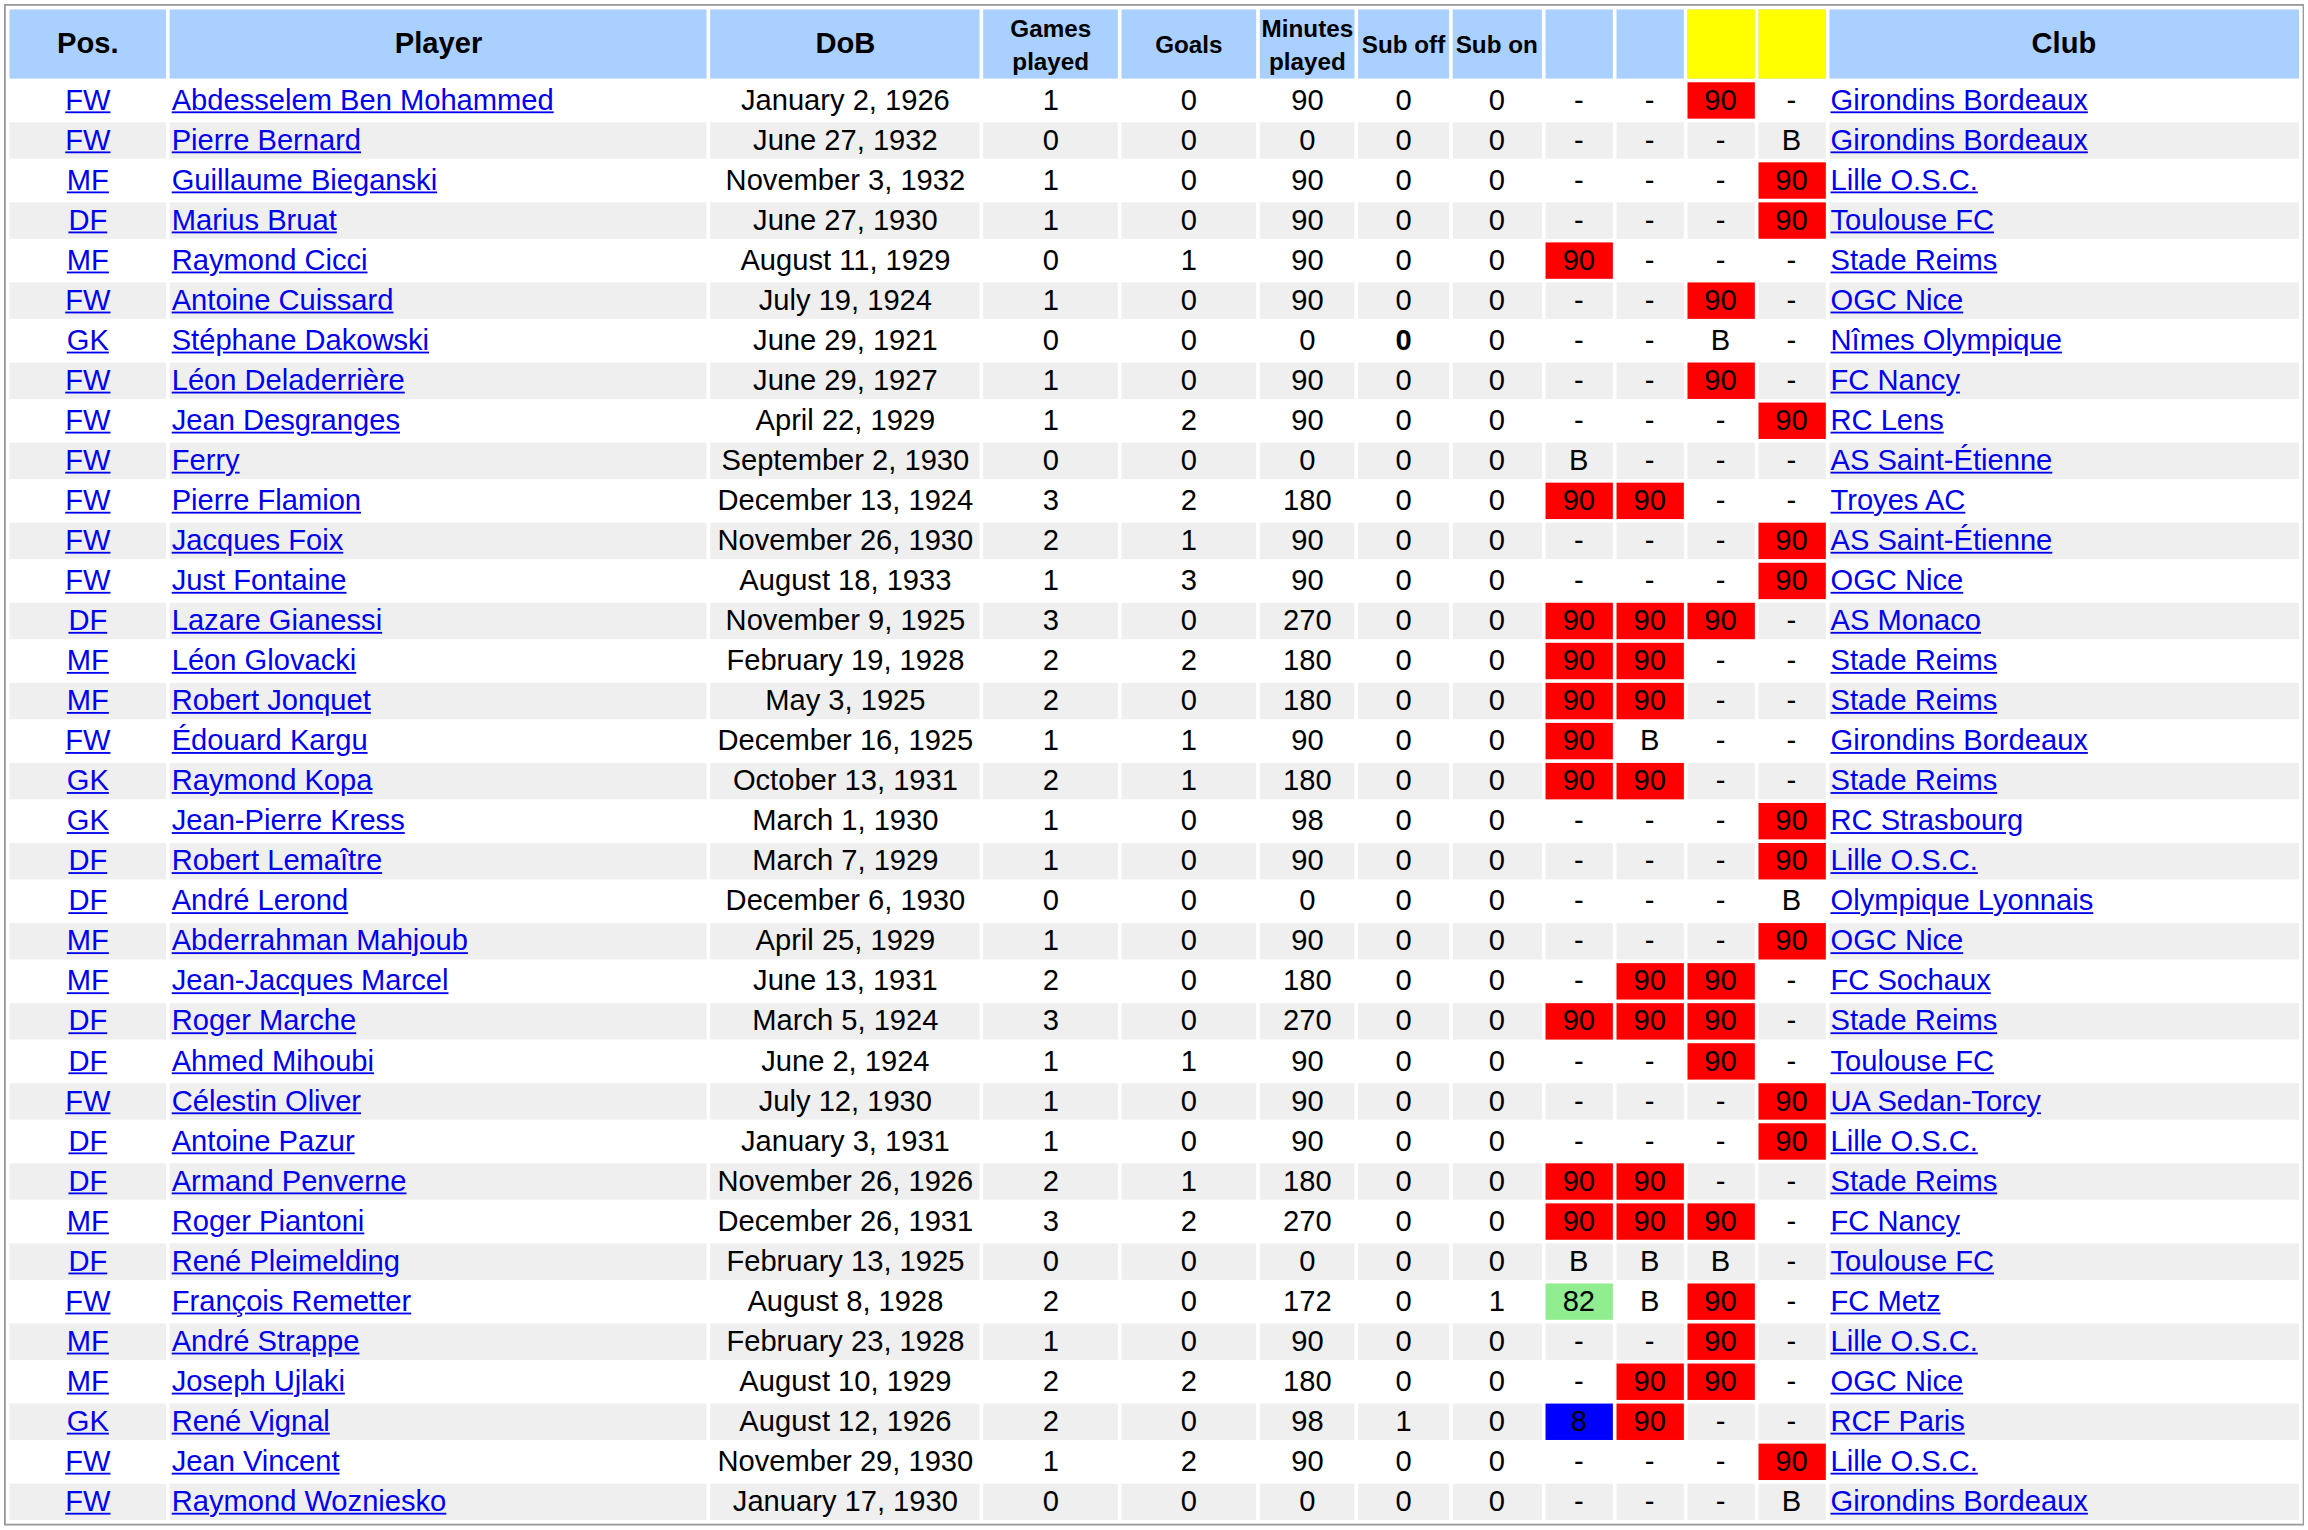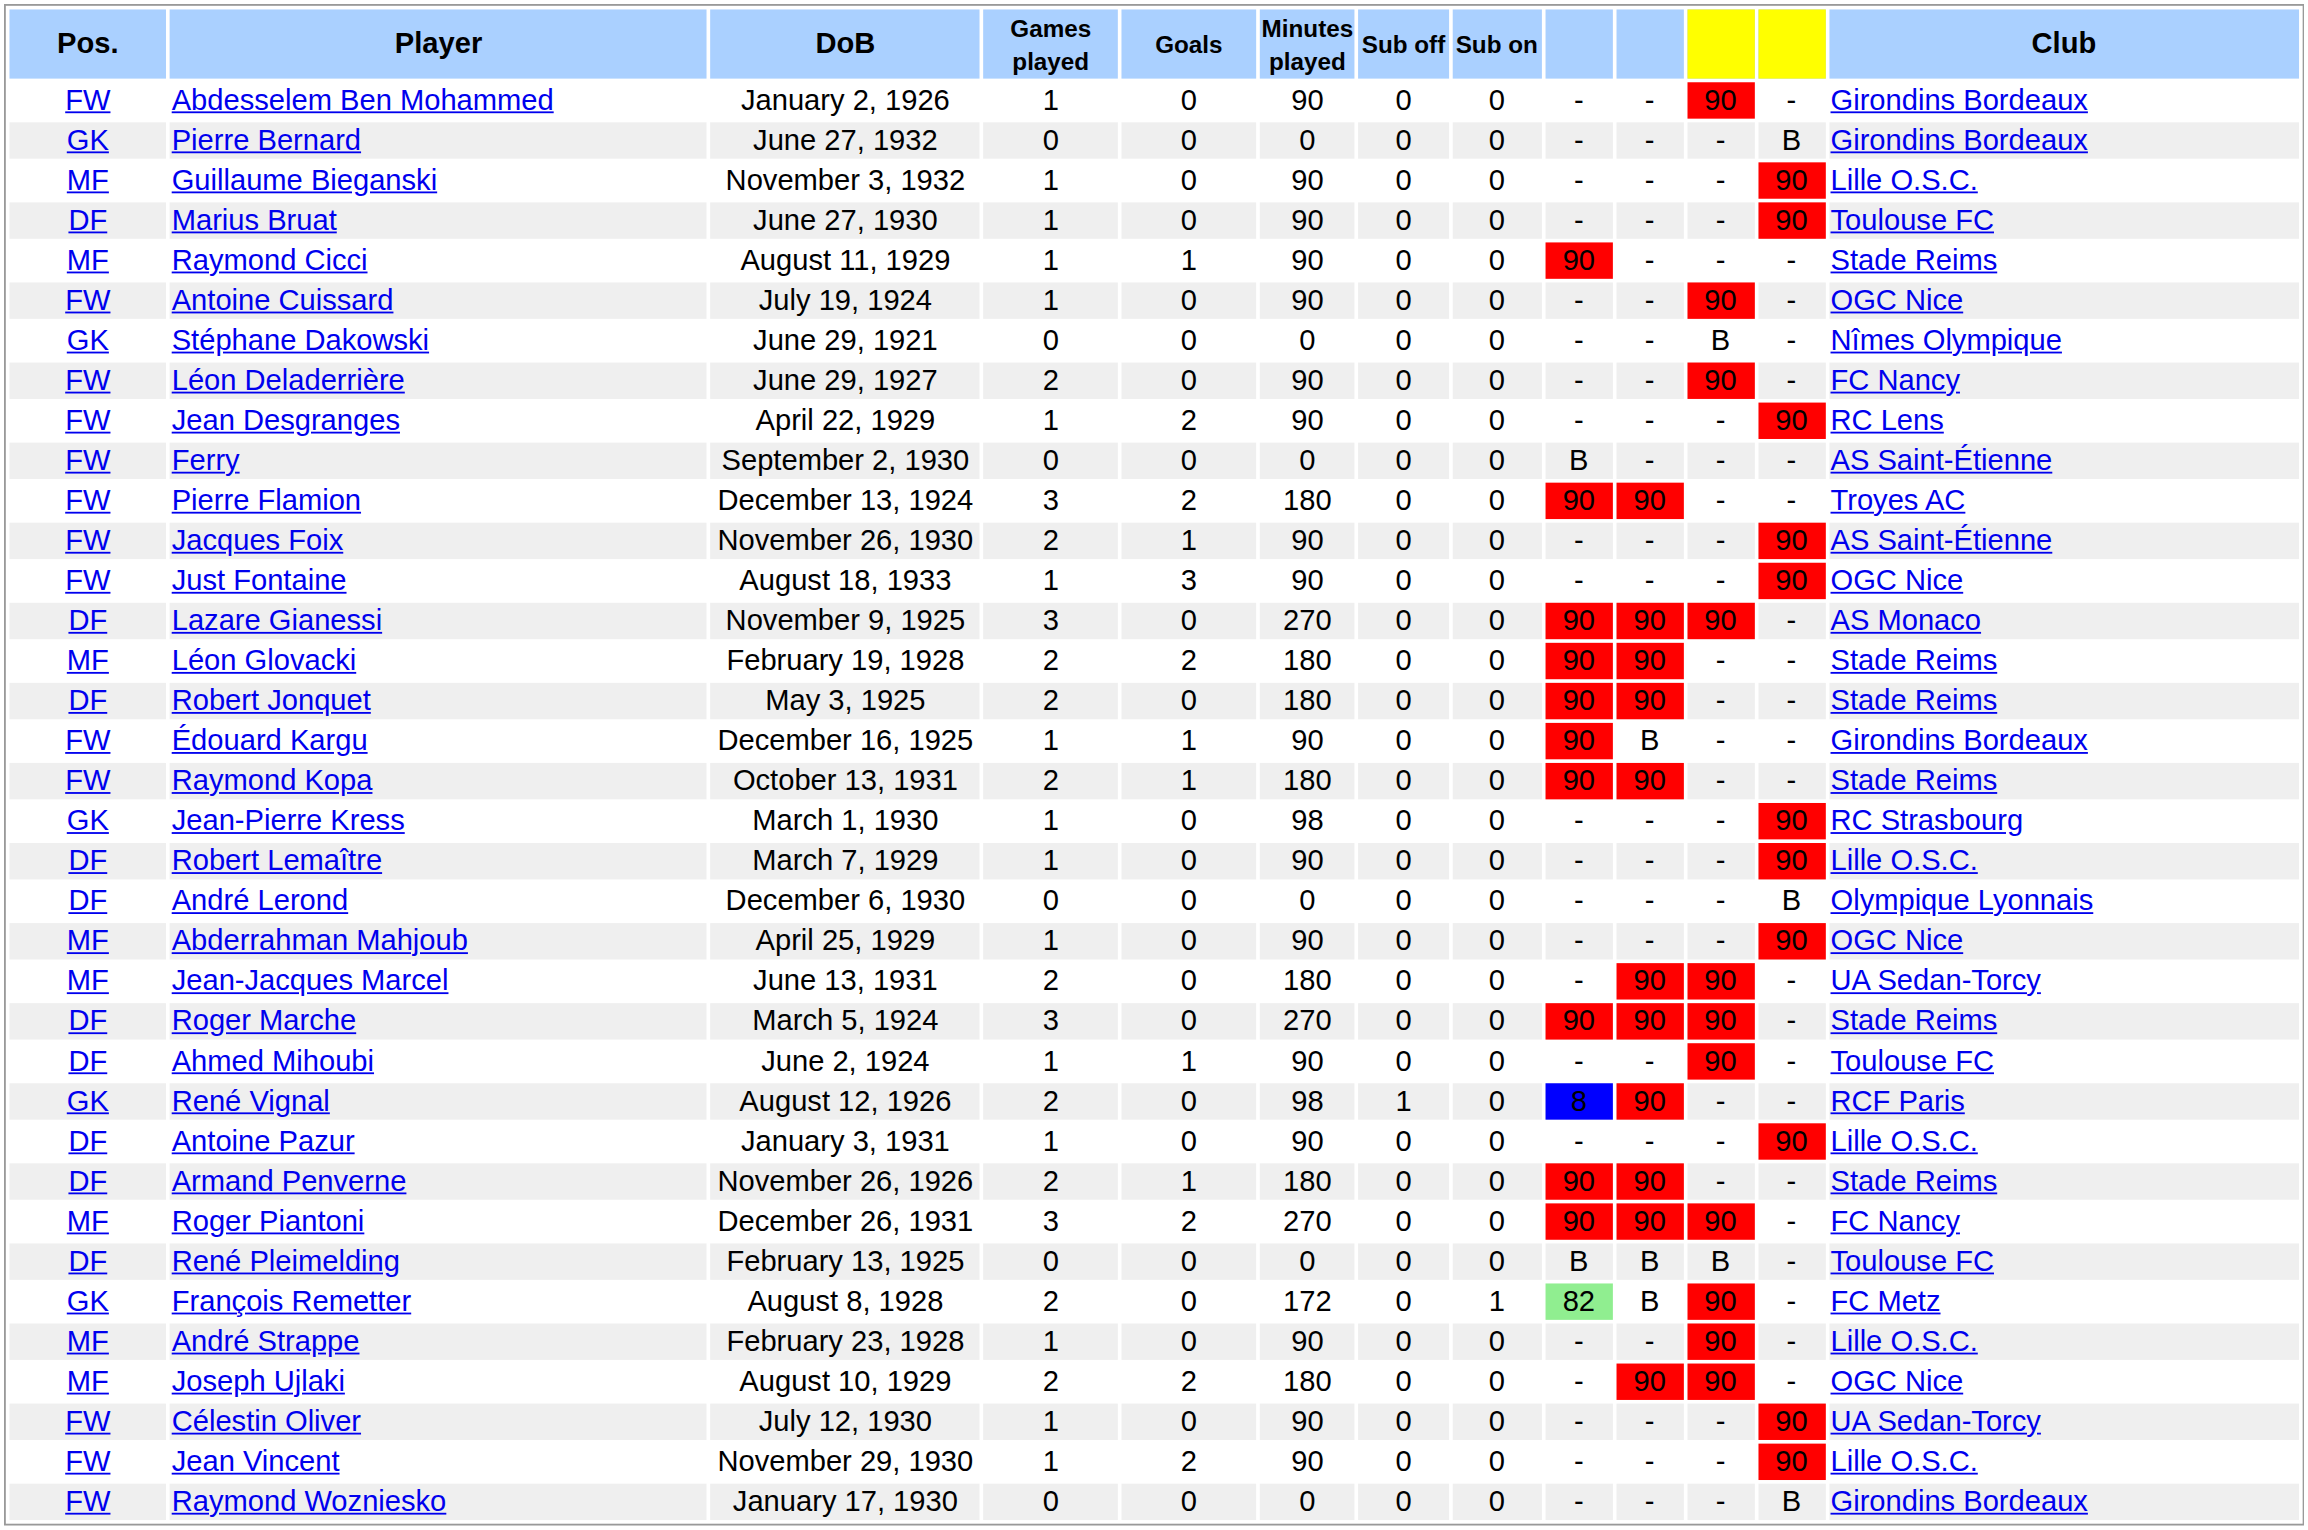(88, 140) FW -> (88, 140) GK
(1051, 260) 0 -> (1051, 260) 1
(1403, 340) bold -> (1403, 340) normal
(1051, 380) 1 -> (1051, 380) 2
(88, 700) MF -> (88, 700) DF
(88, 780) GK -> (88, 780) FW
(1911, 980) FC Sochaux -> (1936, 980) UA Sedan-Torcy
rows swapped: (266, 1101) <-> (251, 1421)
(88, 1301) FW -> (88, 1301) GK
